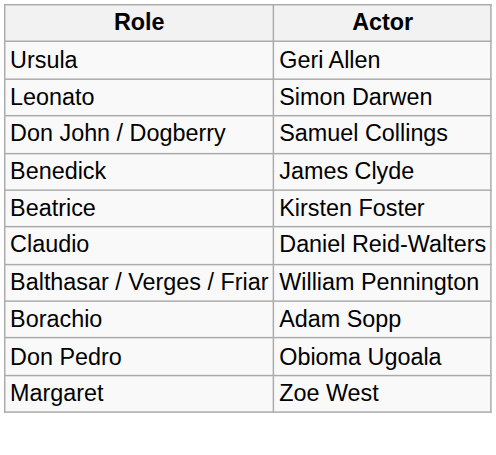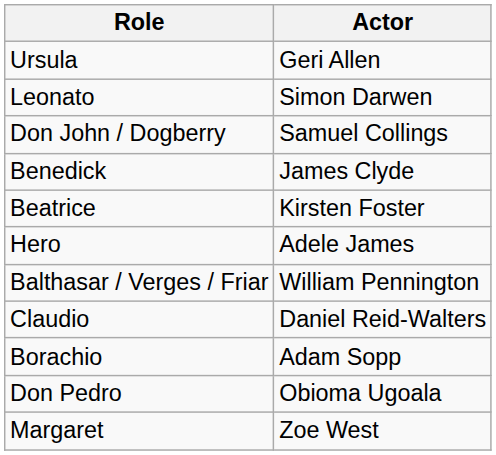+ row: (35, 245)
rows swapped: (139, 282) <-> (50, 245)
